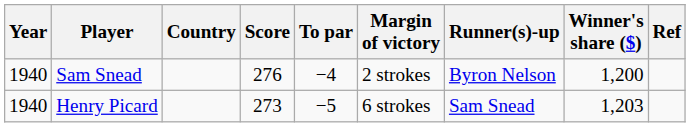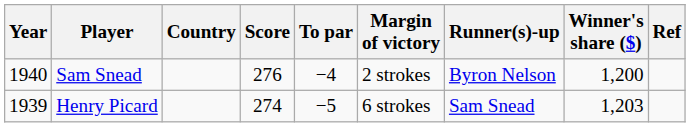(28, 106) 1940 -> (28, 106) 1939
(267, 106) 273 -> (267, 106) 274
